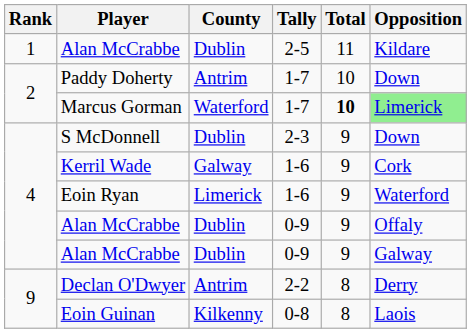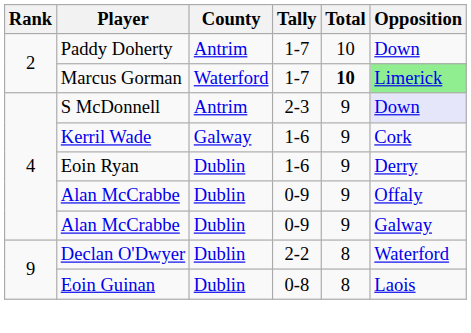- row: (120, 48)
(220, 136) Dublin -> (221, 107) Antrim
(397, 136) no background -> (397, 107) lavender background
(228, 195) Limerick -> (220, 166) Dublin
(412, 195) Waterford -> (396, 166) Derry
(221, 284) Antrim -> (220, 254) Dublin
(396, 284) Derry -> (412, 254) Waterford
(228, 313) Kilkenny -> (220, 284) Dublin
